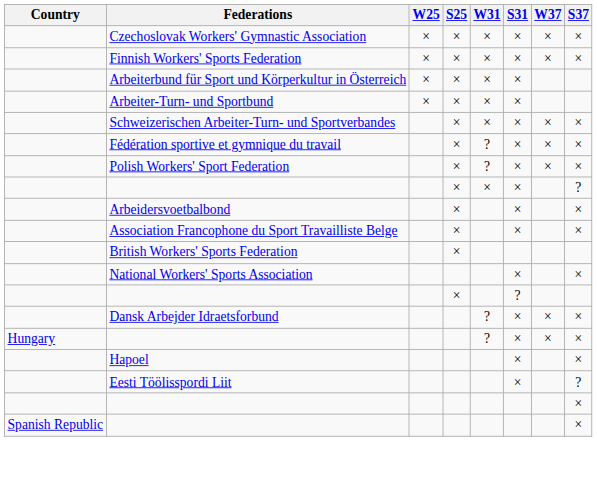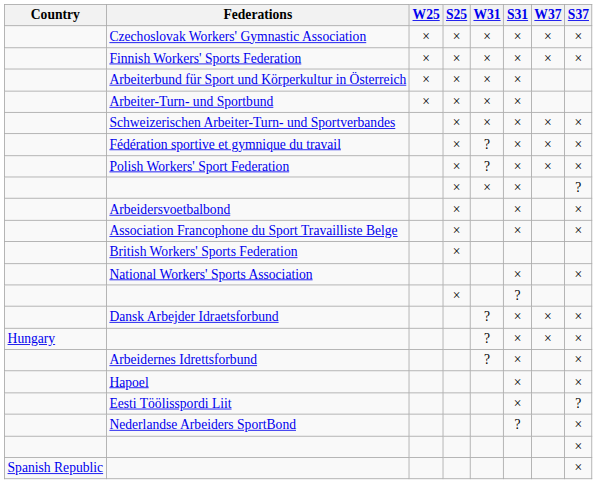+ row: (55, 360)
+ row: (55, 425)
